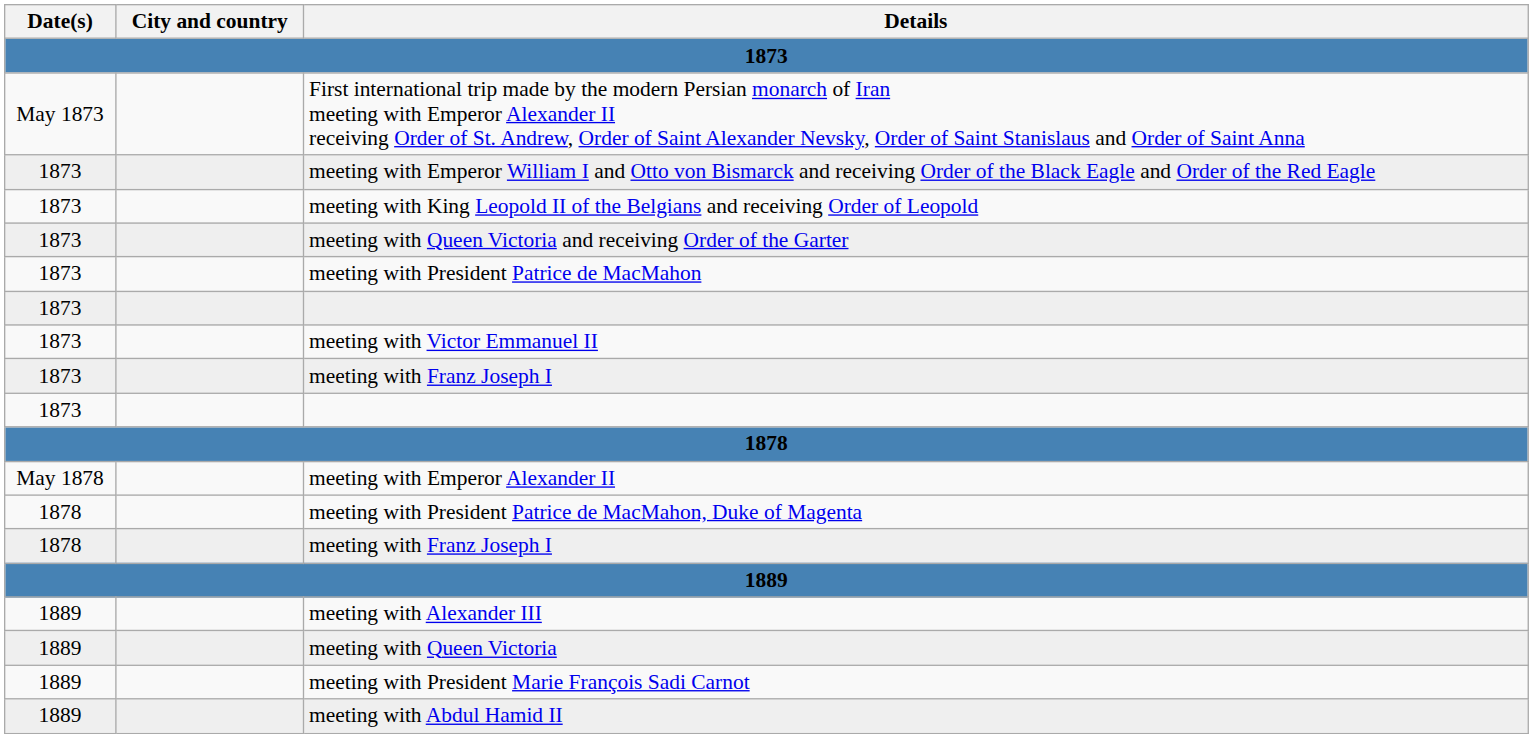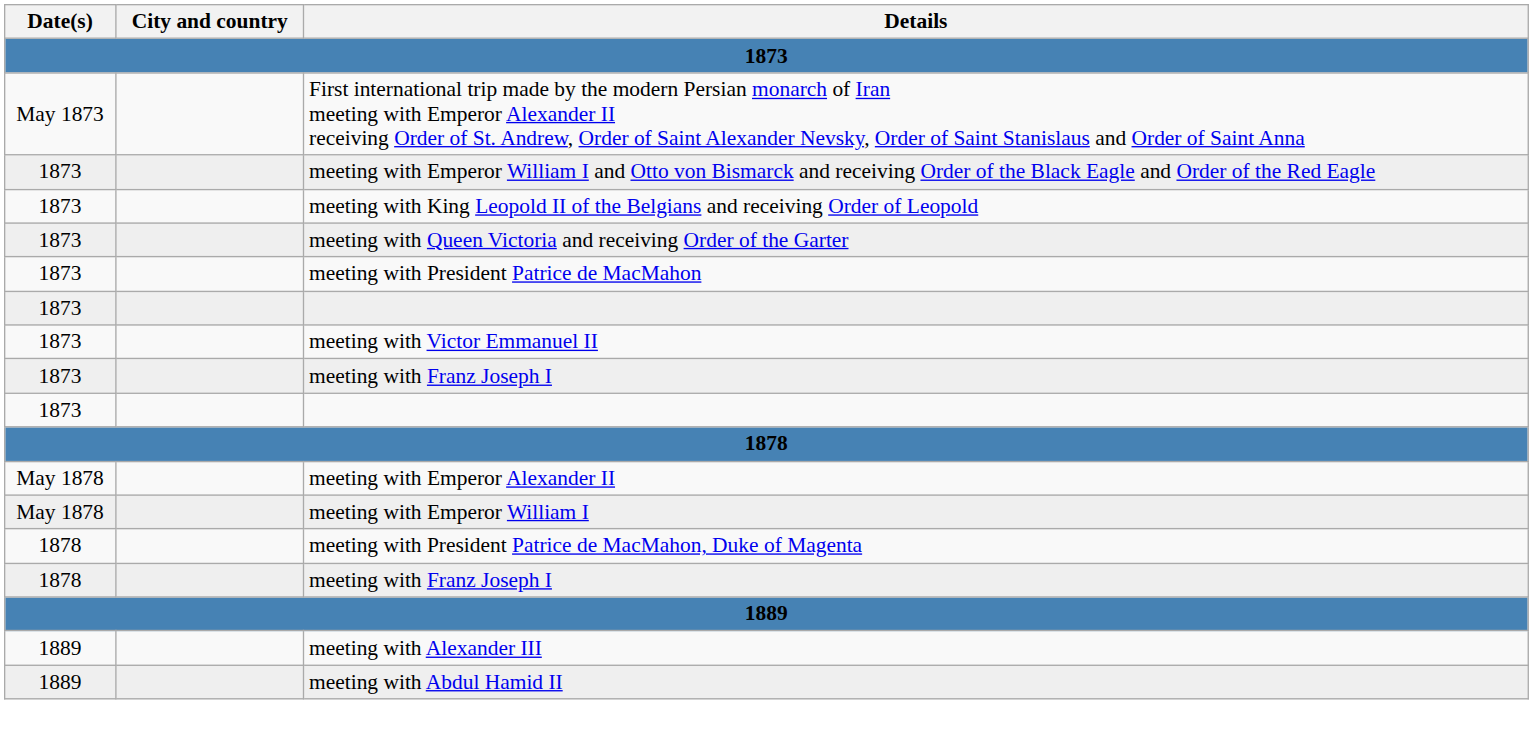+ row: (60, 511)
- row: (60, 647)
- row: (60, 681)
